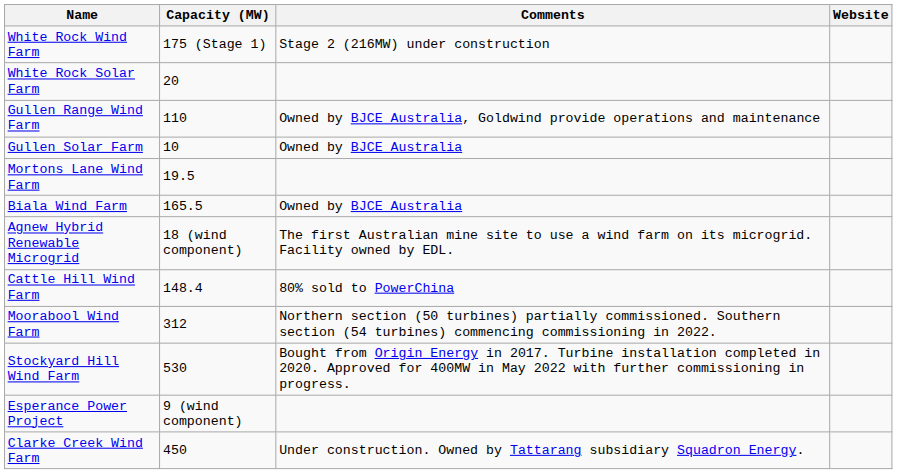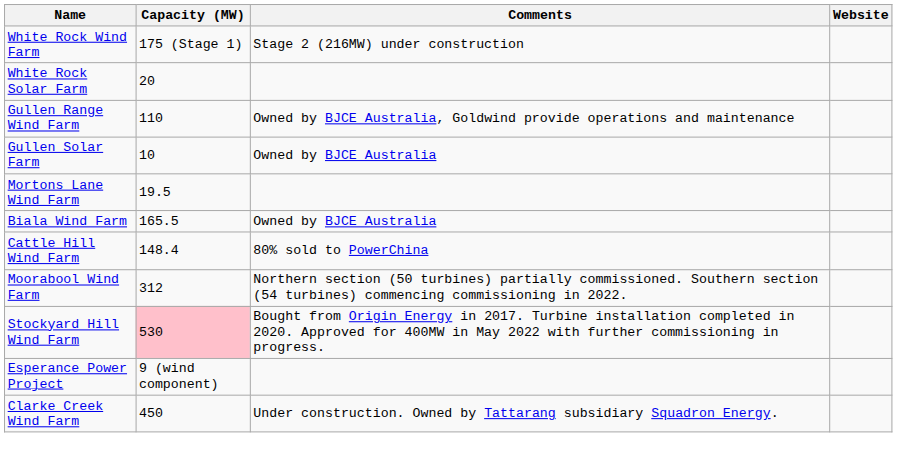- row: (55, 243)
(175, 369) no background -> (151, 332) pink background
